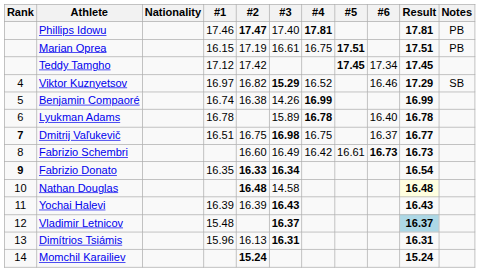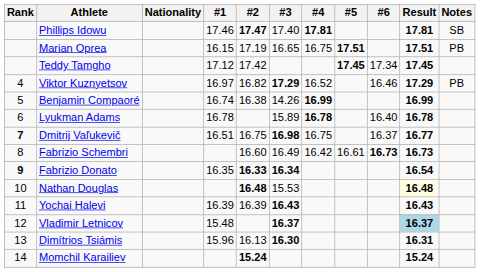(457, 30) PB -> (457, 30) SB
(285, 48) 16.61 -> (285, 48) 16.65
(285, 83) 15.29 -> (285, 83) 17.29
(457, 83) SB -> (457, 83) PB
(285, 188) 14.58 -> (285, 188) 15.53
(285, 240) 16.31 -> (285, 240) 16.30
